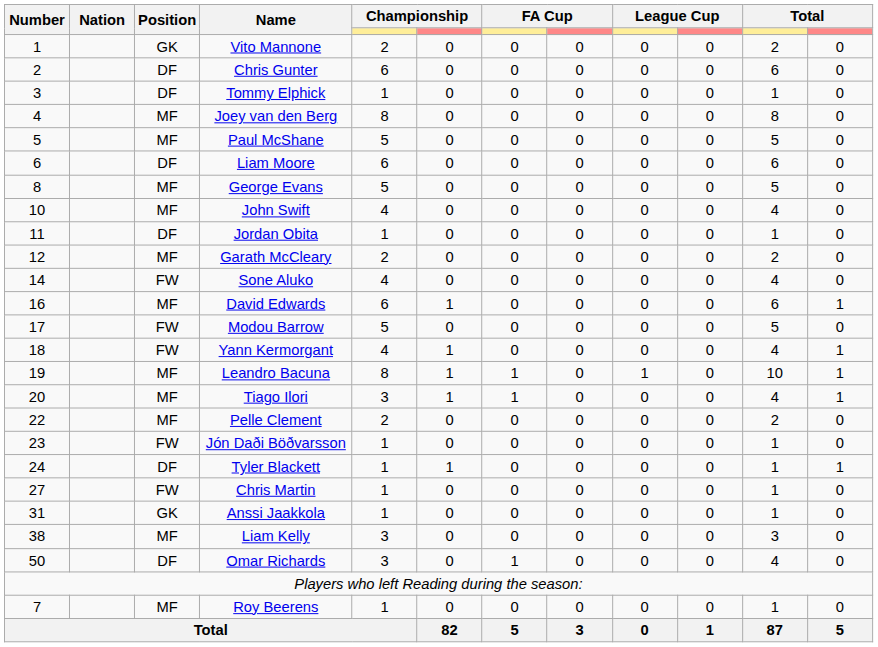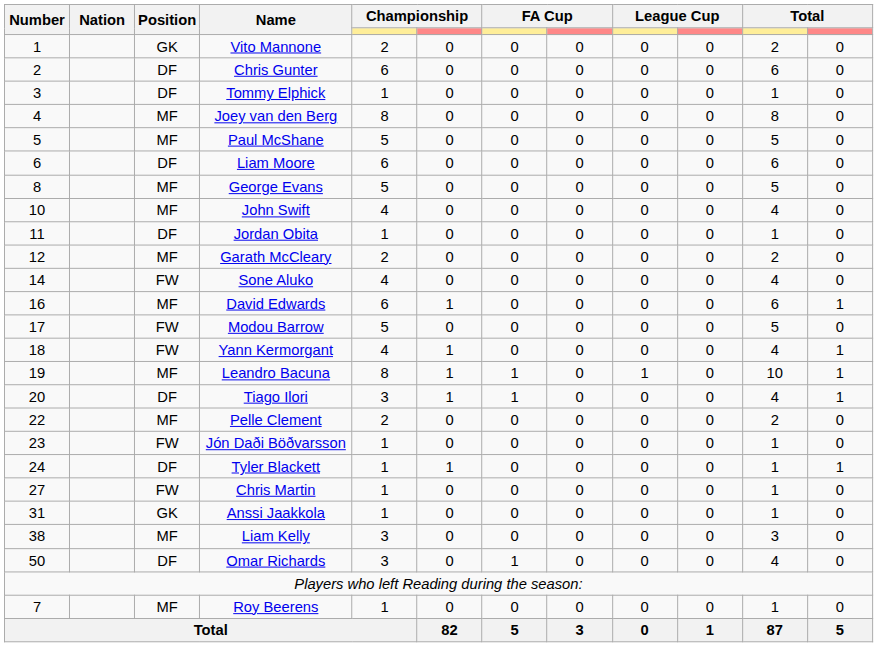(167, 397) MF -> (167, 397) DF
